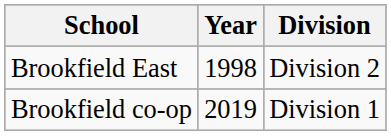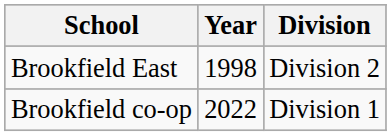(231, 109) 2019 -> (231, 109) 2022
